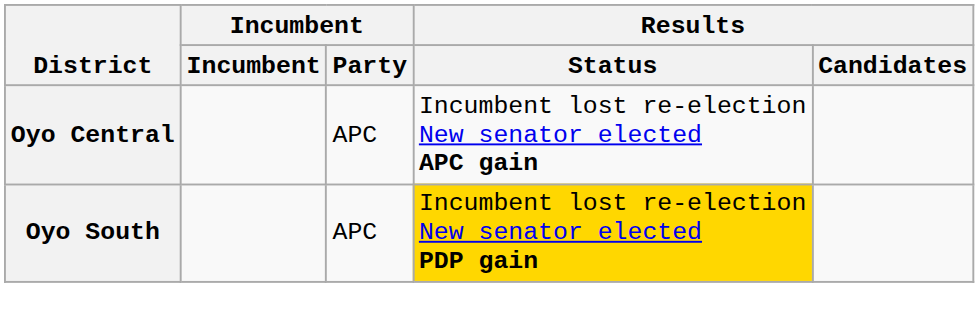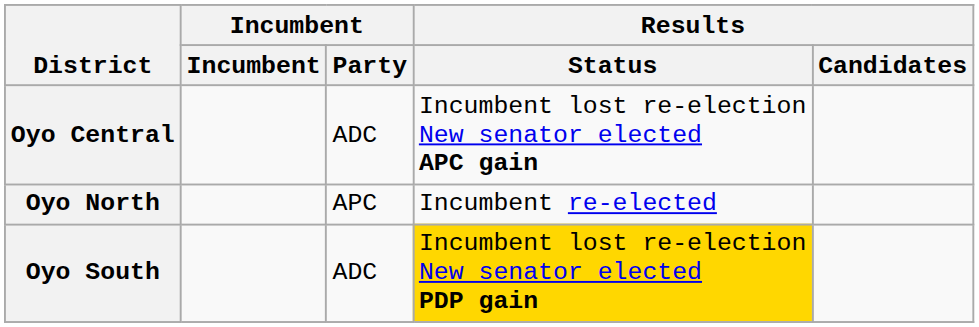(355, 135) APC -> (355, 135) ADC
+ row: (93, 204)
(355, 233) APC -> (355, 273) ADC
